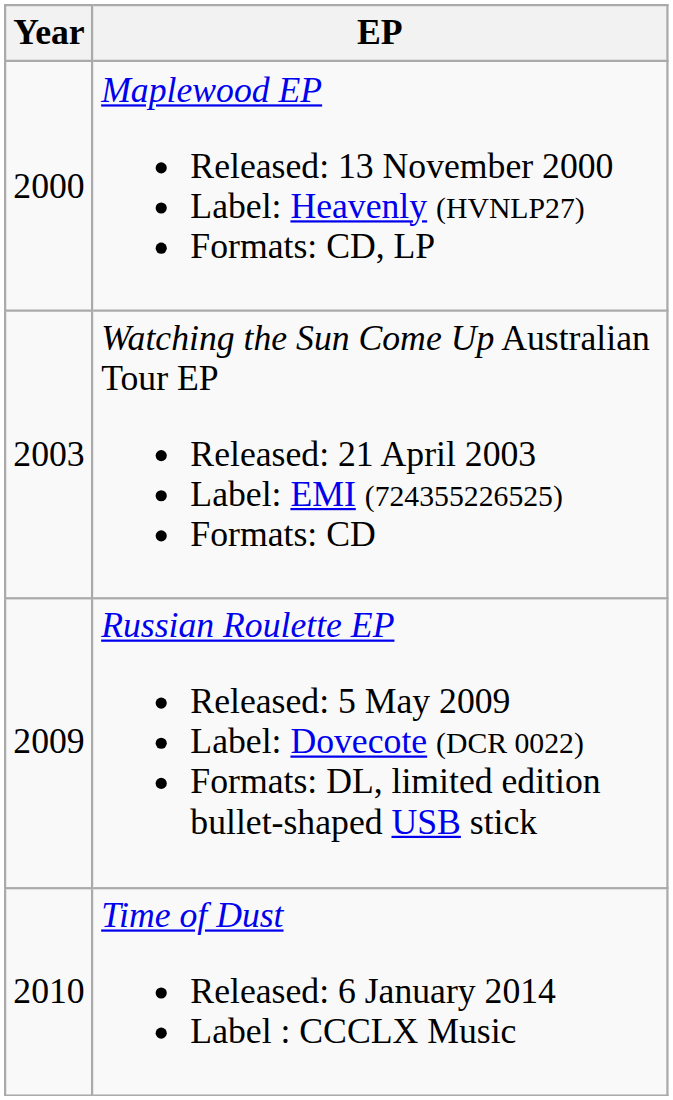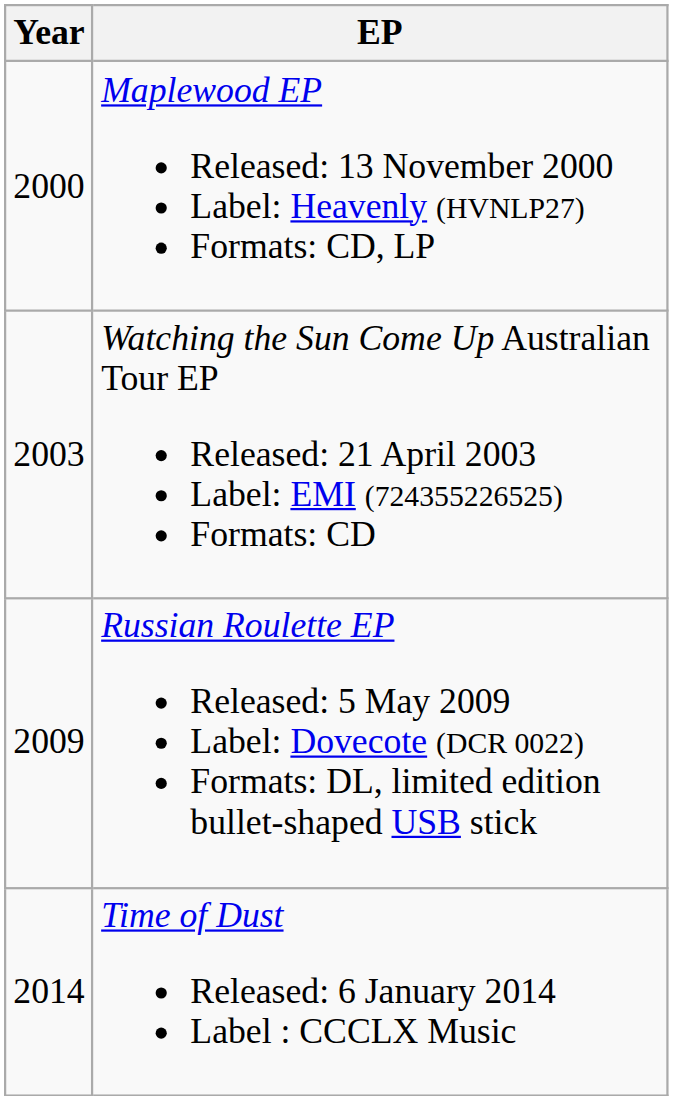(49, 990) 2010 -> (49, 990) 2014
